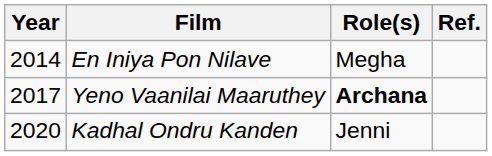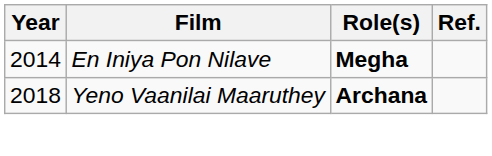(371, 58) normal -> (372, 58) bold
(35, 95) 2017 -> (35, 95) 2018
- row: (185, 131)
